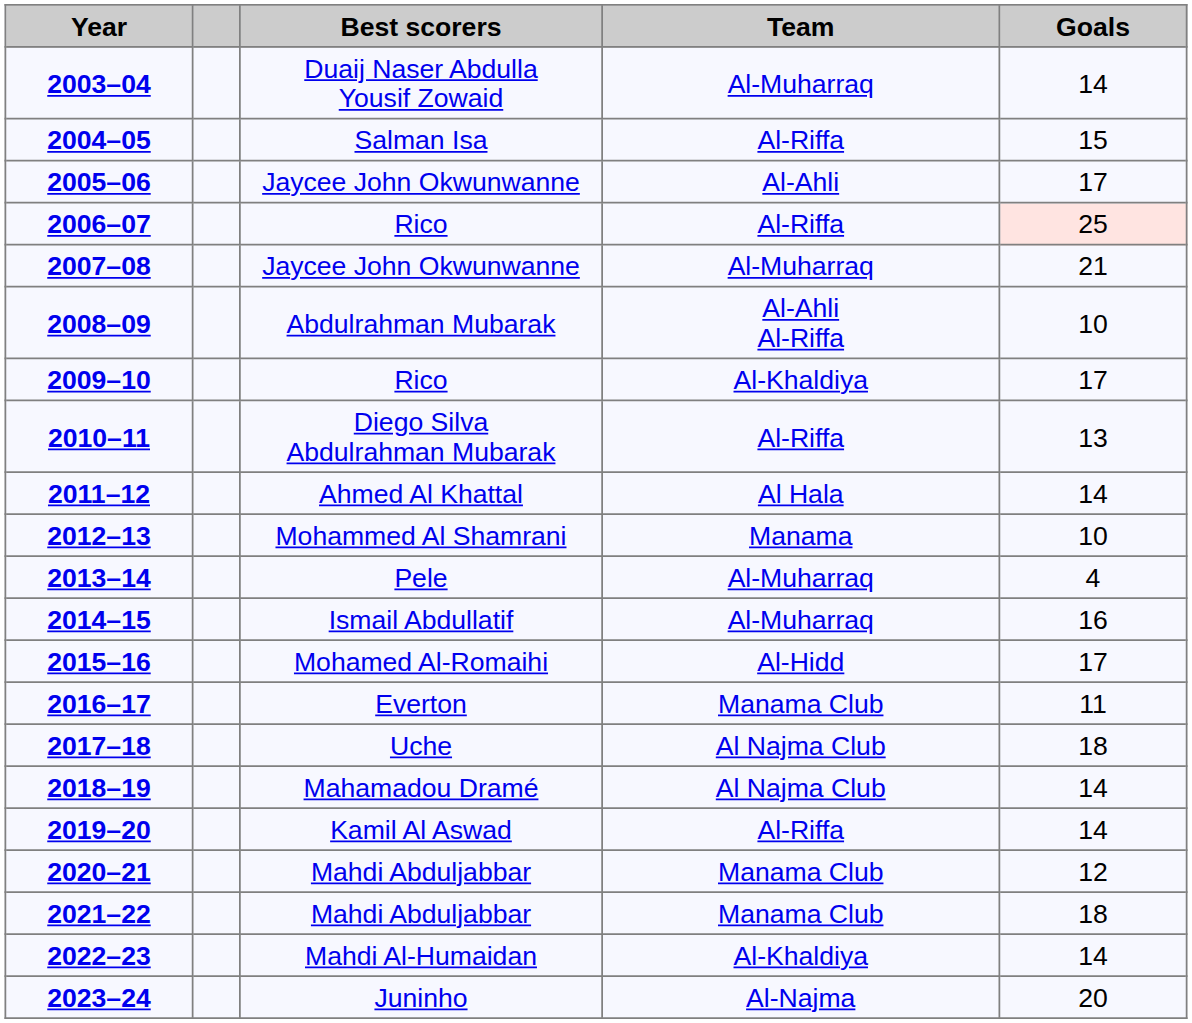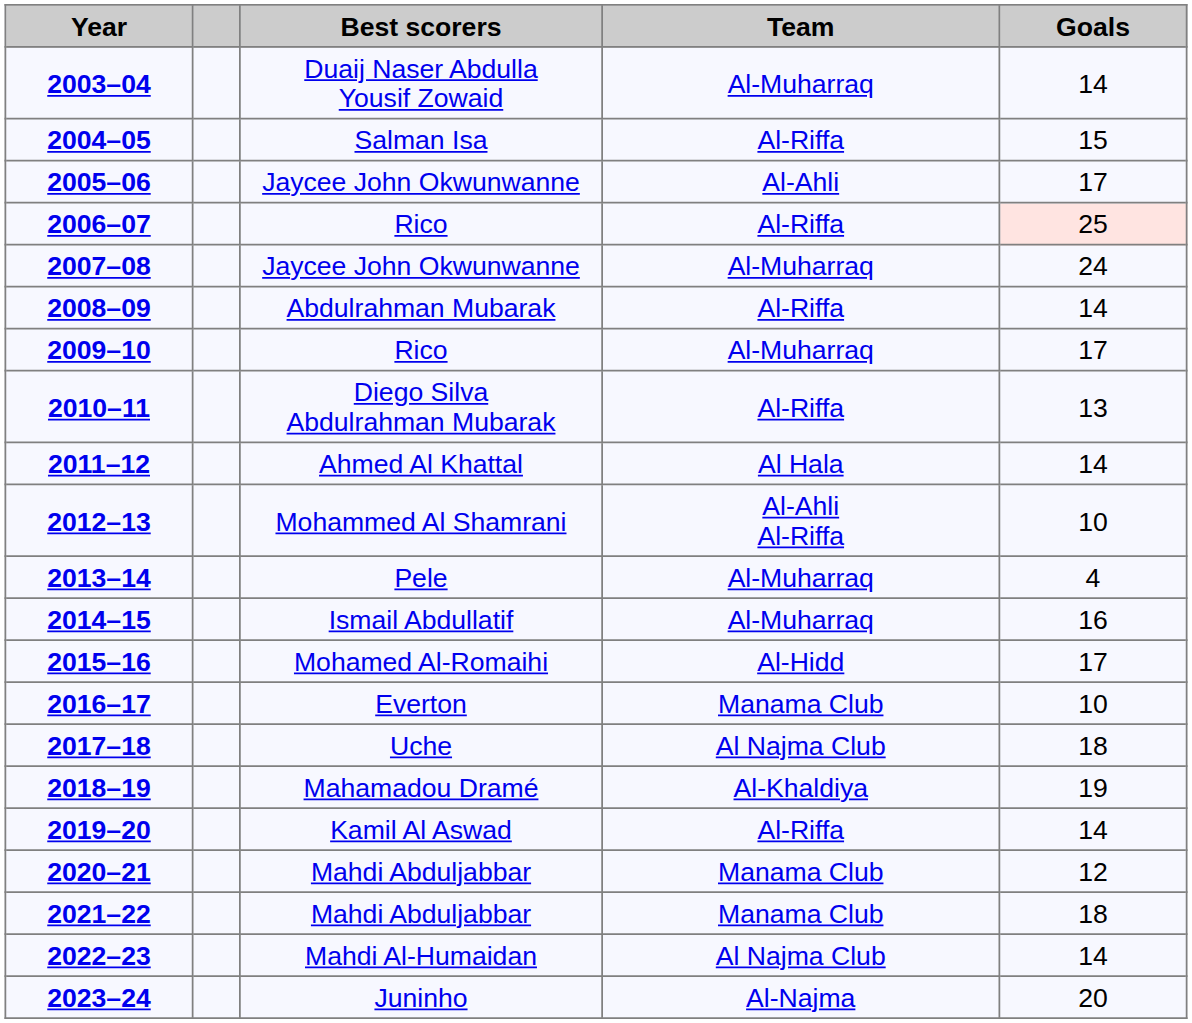(1093, 266) 21 -> (1093, 266) 24
(801, 322) Al-Ahli Al-Riffa -> (801, 308) Al-Riffa
(1093, 322) 10 -> (1093, 308) 14
(801, 379) Al-Khaldiya -> (801, 350) Al-Muharraq
(801, 535) Manama -> (801, 520) Al-Ahli Al-Riffa
(1093, 703) 11 -> (1093, 703) 10
(801, 787) Al Najma Club -> (801, 787) Al-Khaldiya
(1093, 787) 14 -> (1093, 787) 19
(801, 955) Al-Khaldiya -> (801, 955) Al Najma Club
